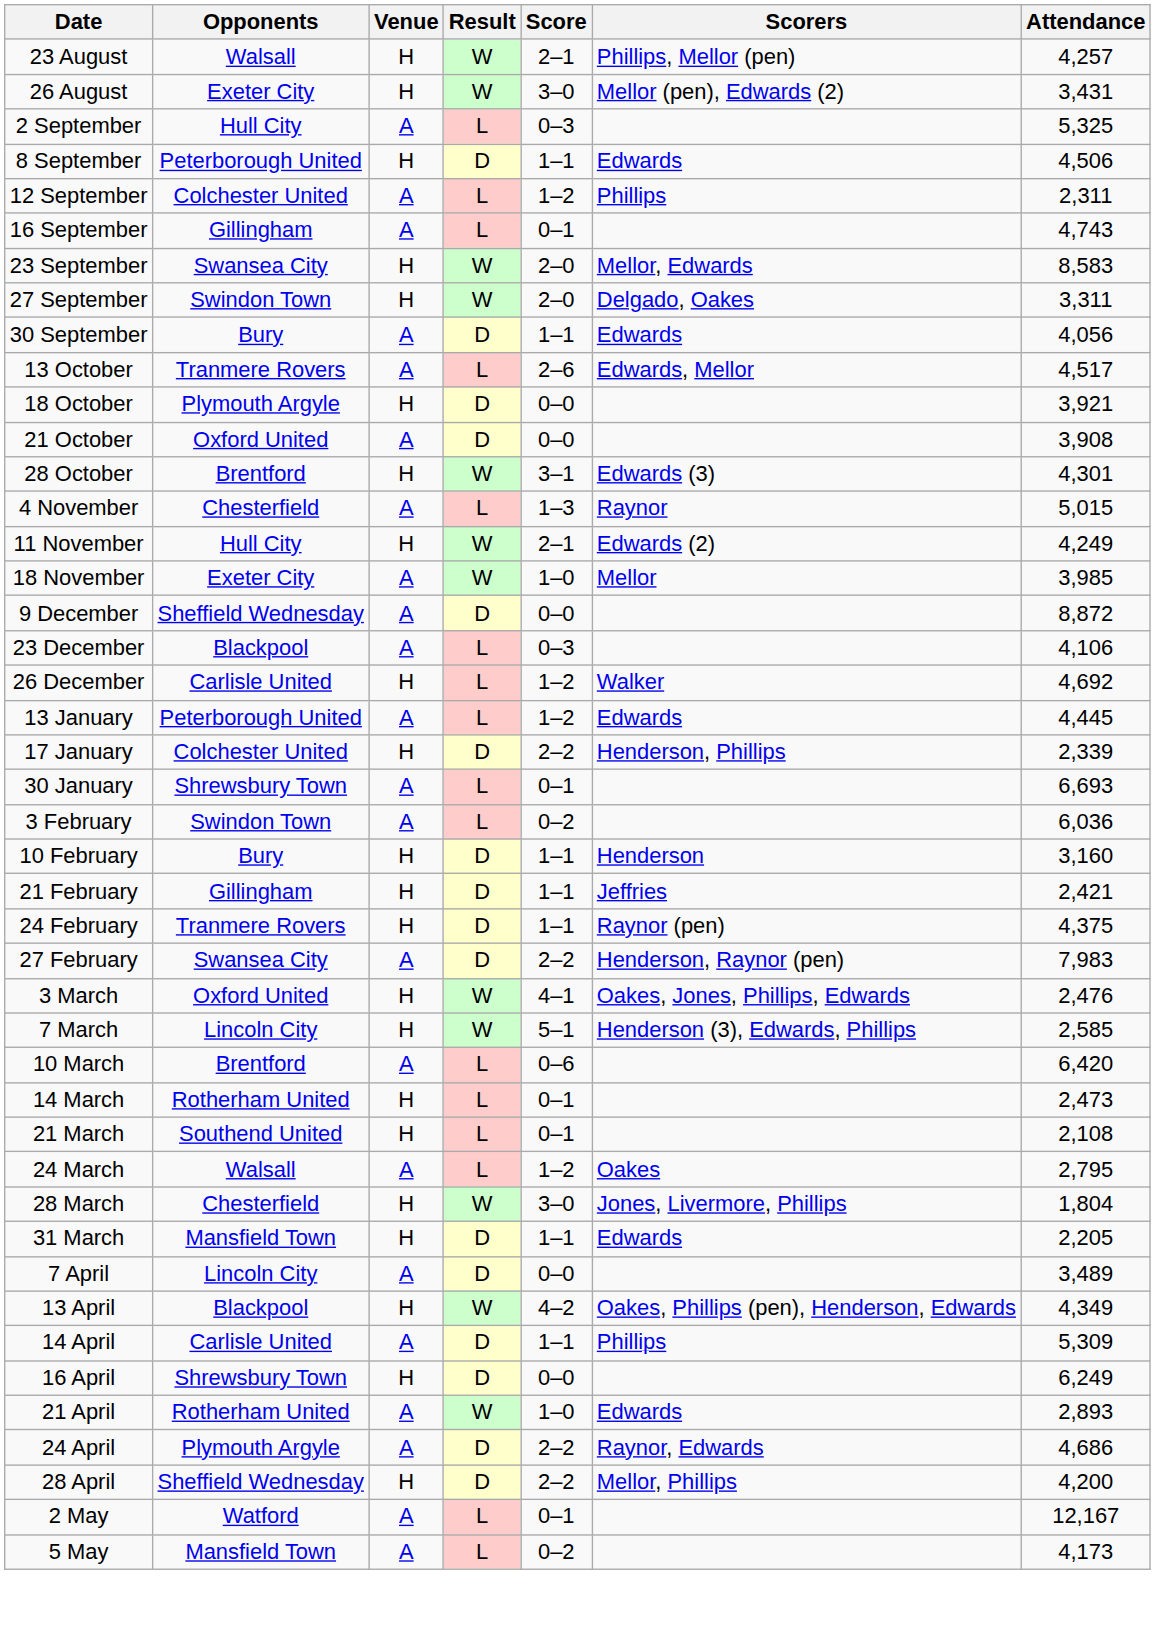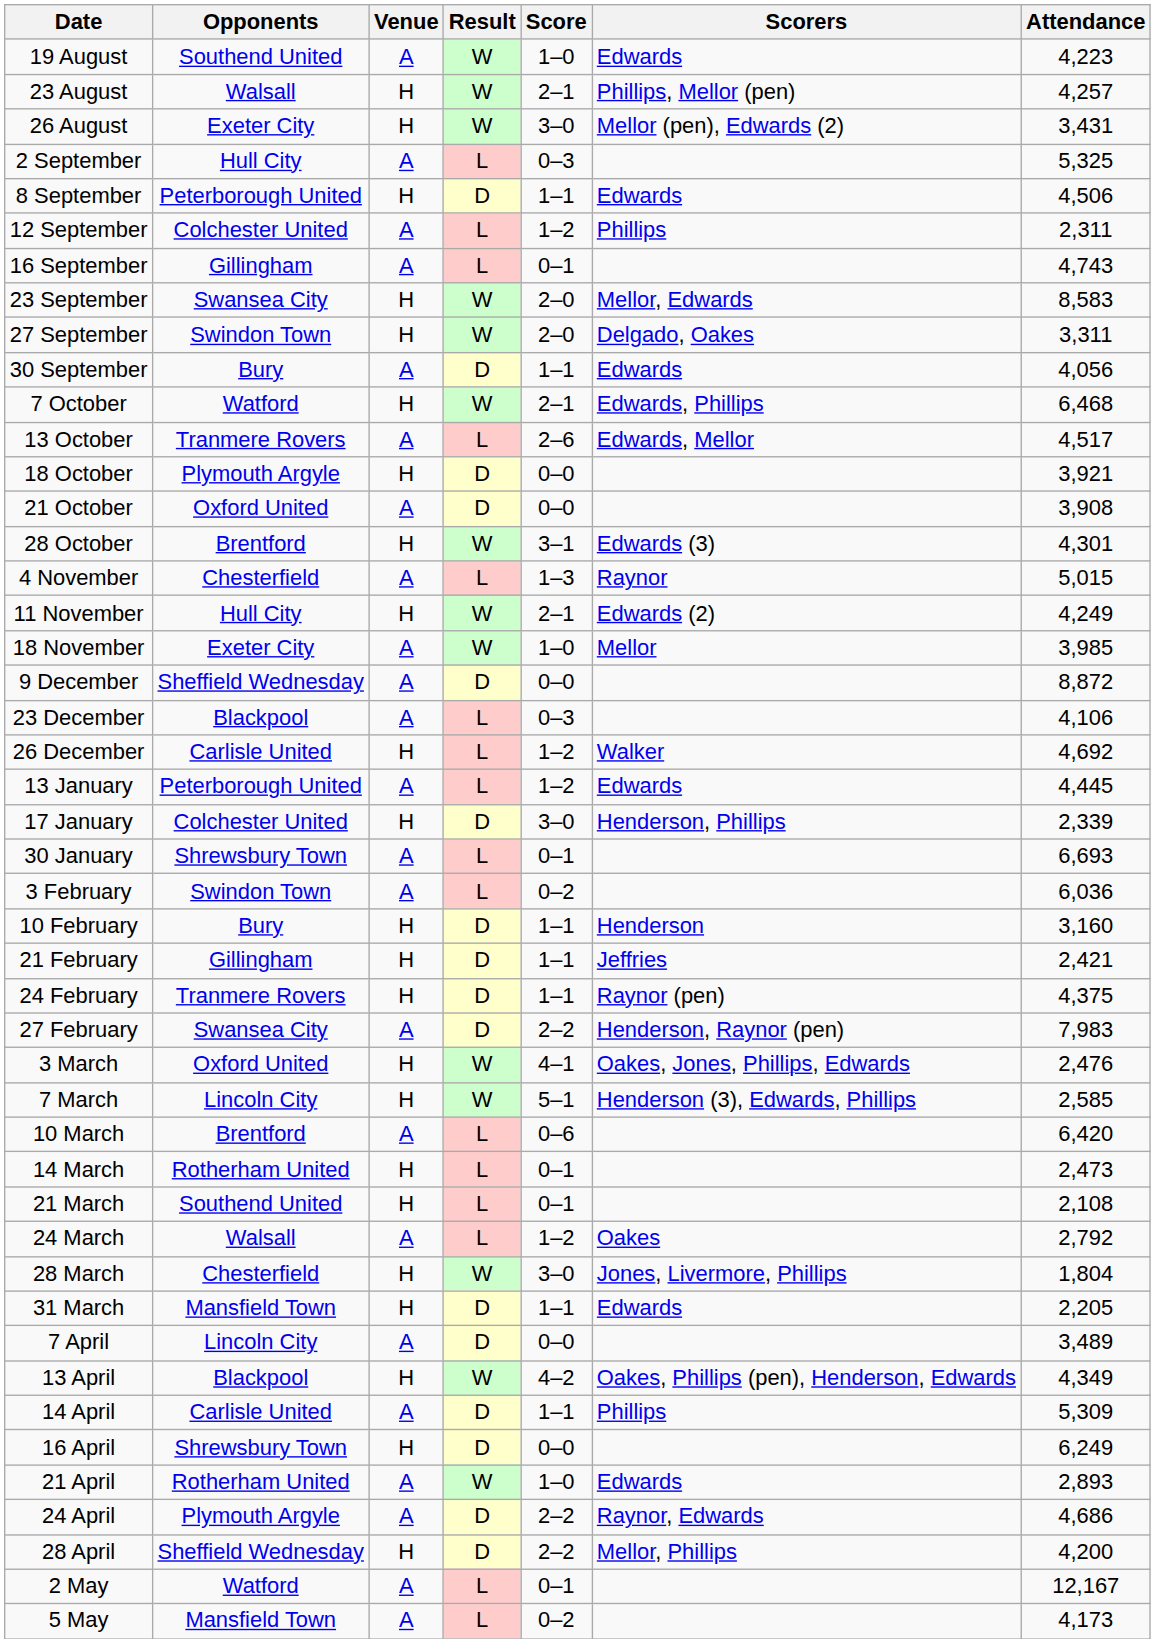+ row: (79, 56)
+ row: (79, 404)
(556, 751) 2–2 -> (556, 821) 3–0
(1086, 1169) 2,795 -> (1086, 1238) 2,792
